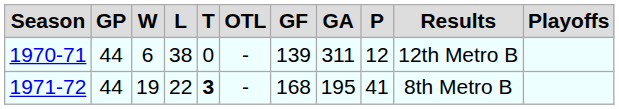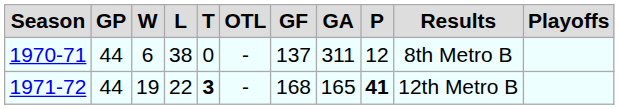(294, 54) 139 -> (294, 54) 137
(458, 54) 12th Metro B -> (458, 54) 8th Metro B
(338, 87) 195 -> (338, 87) 165
(377, 87) normal -> (377, 87) bold
(458, 87) 8th Metro B -> (458, 87) 12th Metro B
